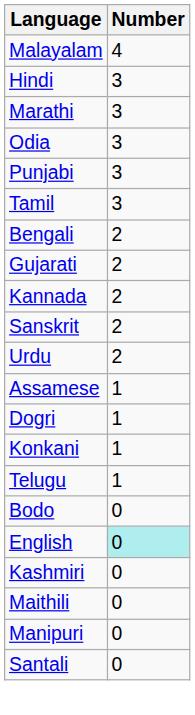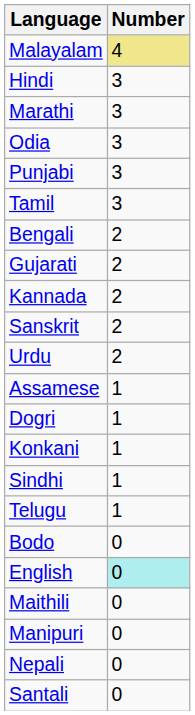(117, 50) no background -> (117, 50) khaki background
+ row: (36, 480)
- row: (47, 572)
+ row: (37, 664)
